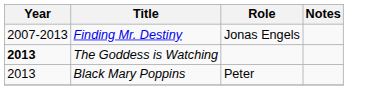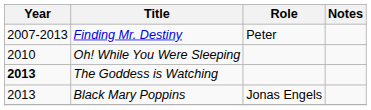(262, 34) Jonas Engels -> (261, 34) Peter
+ row: (157, 54)
(239, 74) Peter -> (284, 94) Jonas Engels
